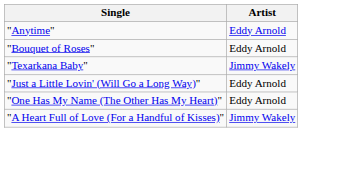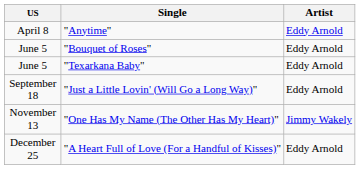+ column: (33, 13)
(262, 65) Jimmy Wakely -> (314, 65) Eddy Arnold
(258, 100) Eddy Arnold -> (319, 119) Jimmy Wakely
(262, 118) Jimmy Wakely -> (314, 149) Eddy Arnold
